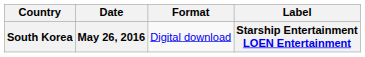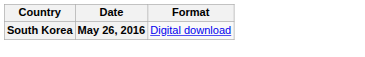- column: (297, 13)
